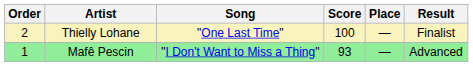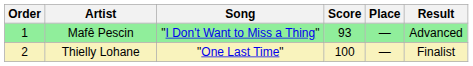rows swapped: (101, 52) <-> (101, 33)
